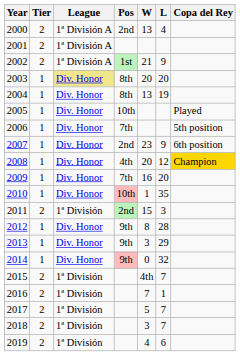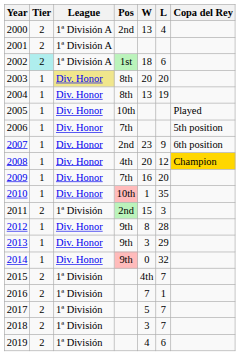(42, 62) no background -> (42, 62) paleturquoise background
(147, 62) 21 -> (147, 62) 18
(163, 62) 9 -> (163, 62) 6
